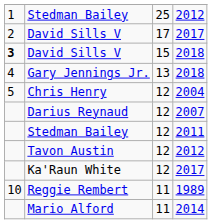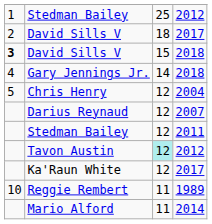(163, 34) 17 -> (163, 34) 18
(163, 73) 13 -> (163, 73) 14
(163, 151) no background -> (163, 151) paleturquoise background
